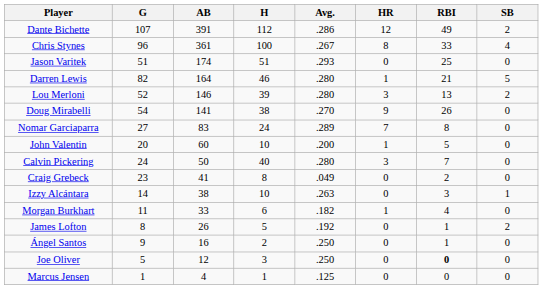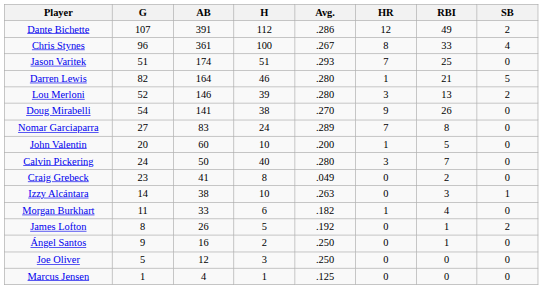(386, 62) 0 -> (386, 62) 7
(447, 260) bold -> (447, 260) normal
